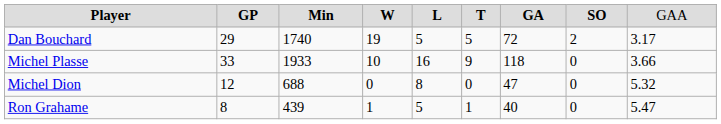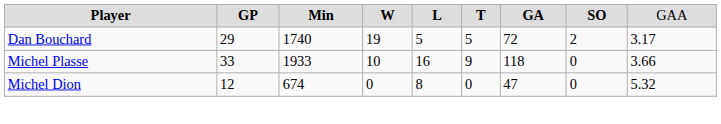(294, 84) 688 -> (294, 84) 674
- row: (48, 107)
